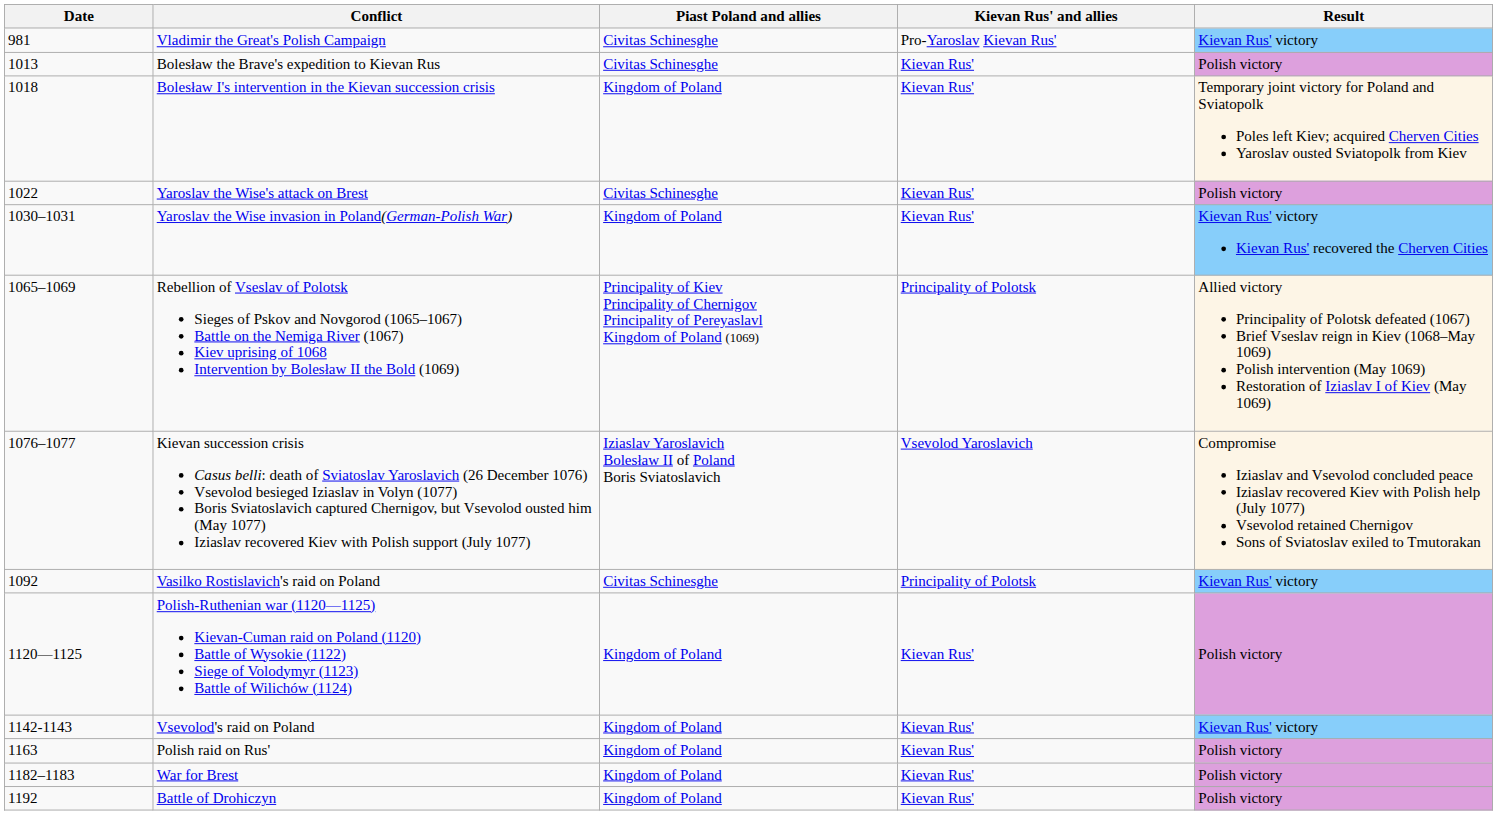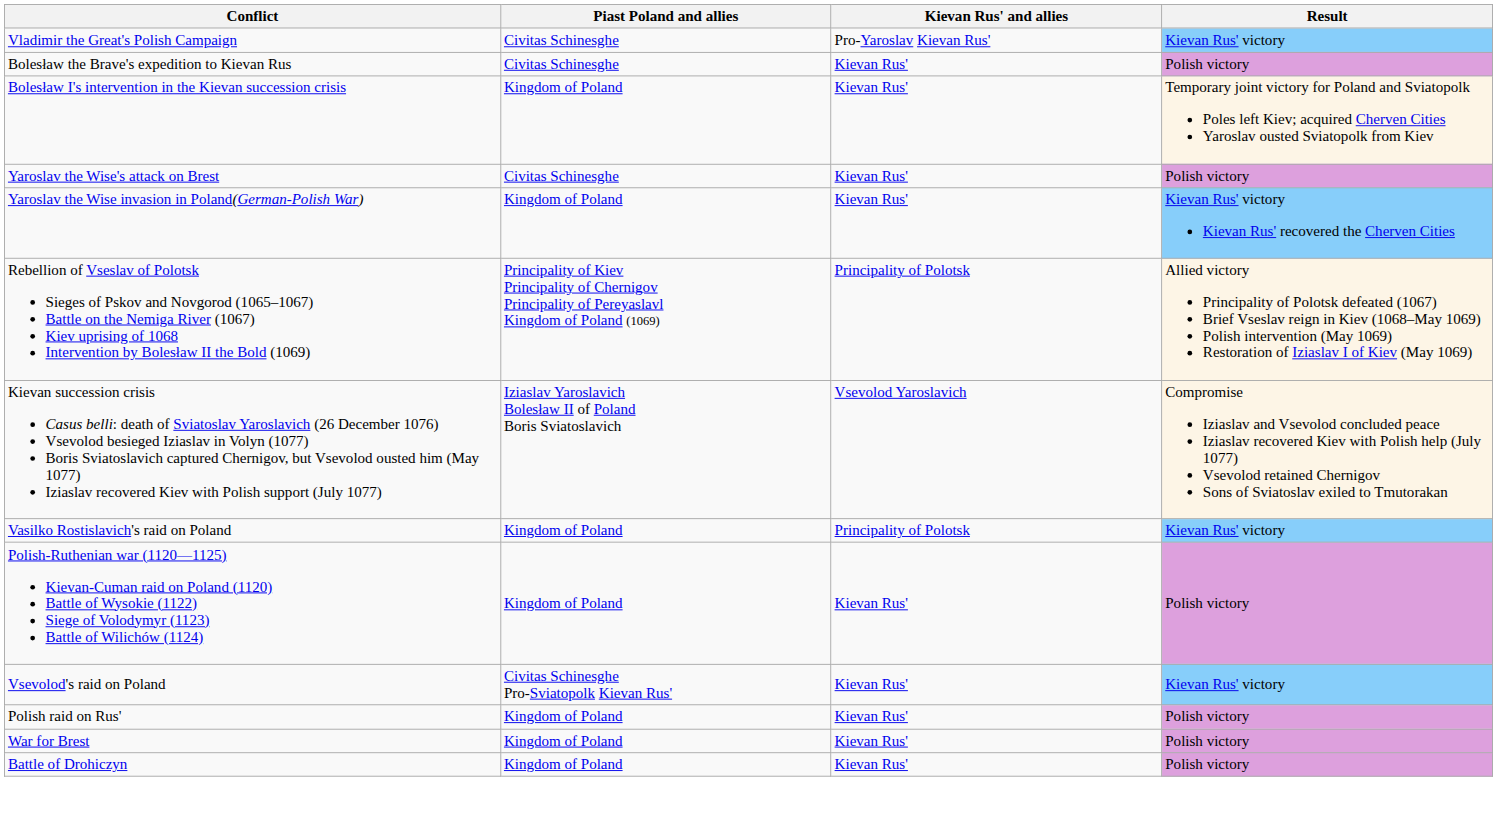- column: (79, 16)
(661, 581) Civitas Schinesghe -> (563, 530) Kingdom of Poland
(662, 726) Kingdom of Poland -> (588, 684) Civitas Schinesghe Pro-Sviatopolk Kievan Rus'
